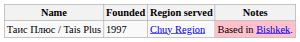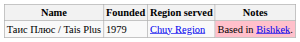(116, 29) 1997 -> (116, 29) 1979
